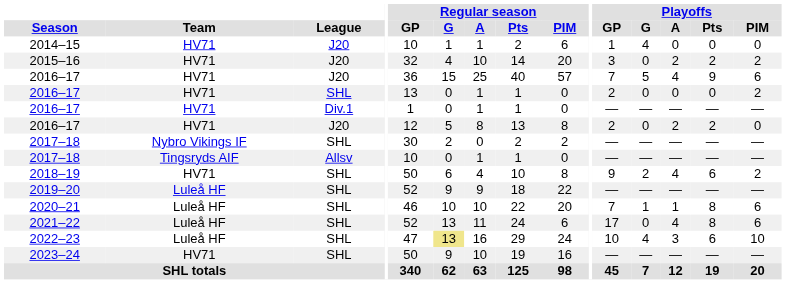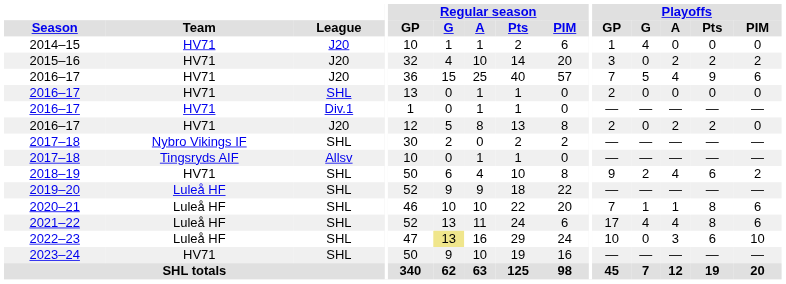(758, 93) 2 -> (758, 93) 0
(646, 222) 0 -> (646, 222) 4
(646, 238) 4 -> (646, 238) 0
